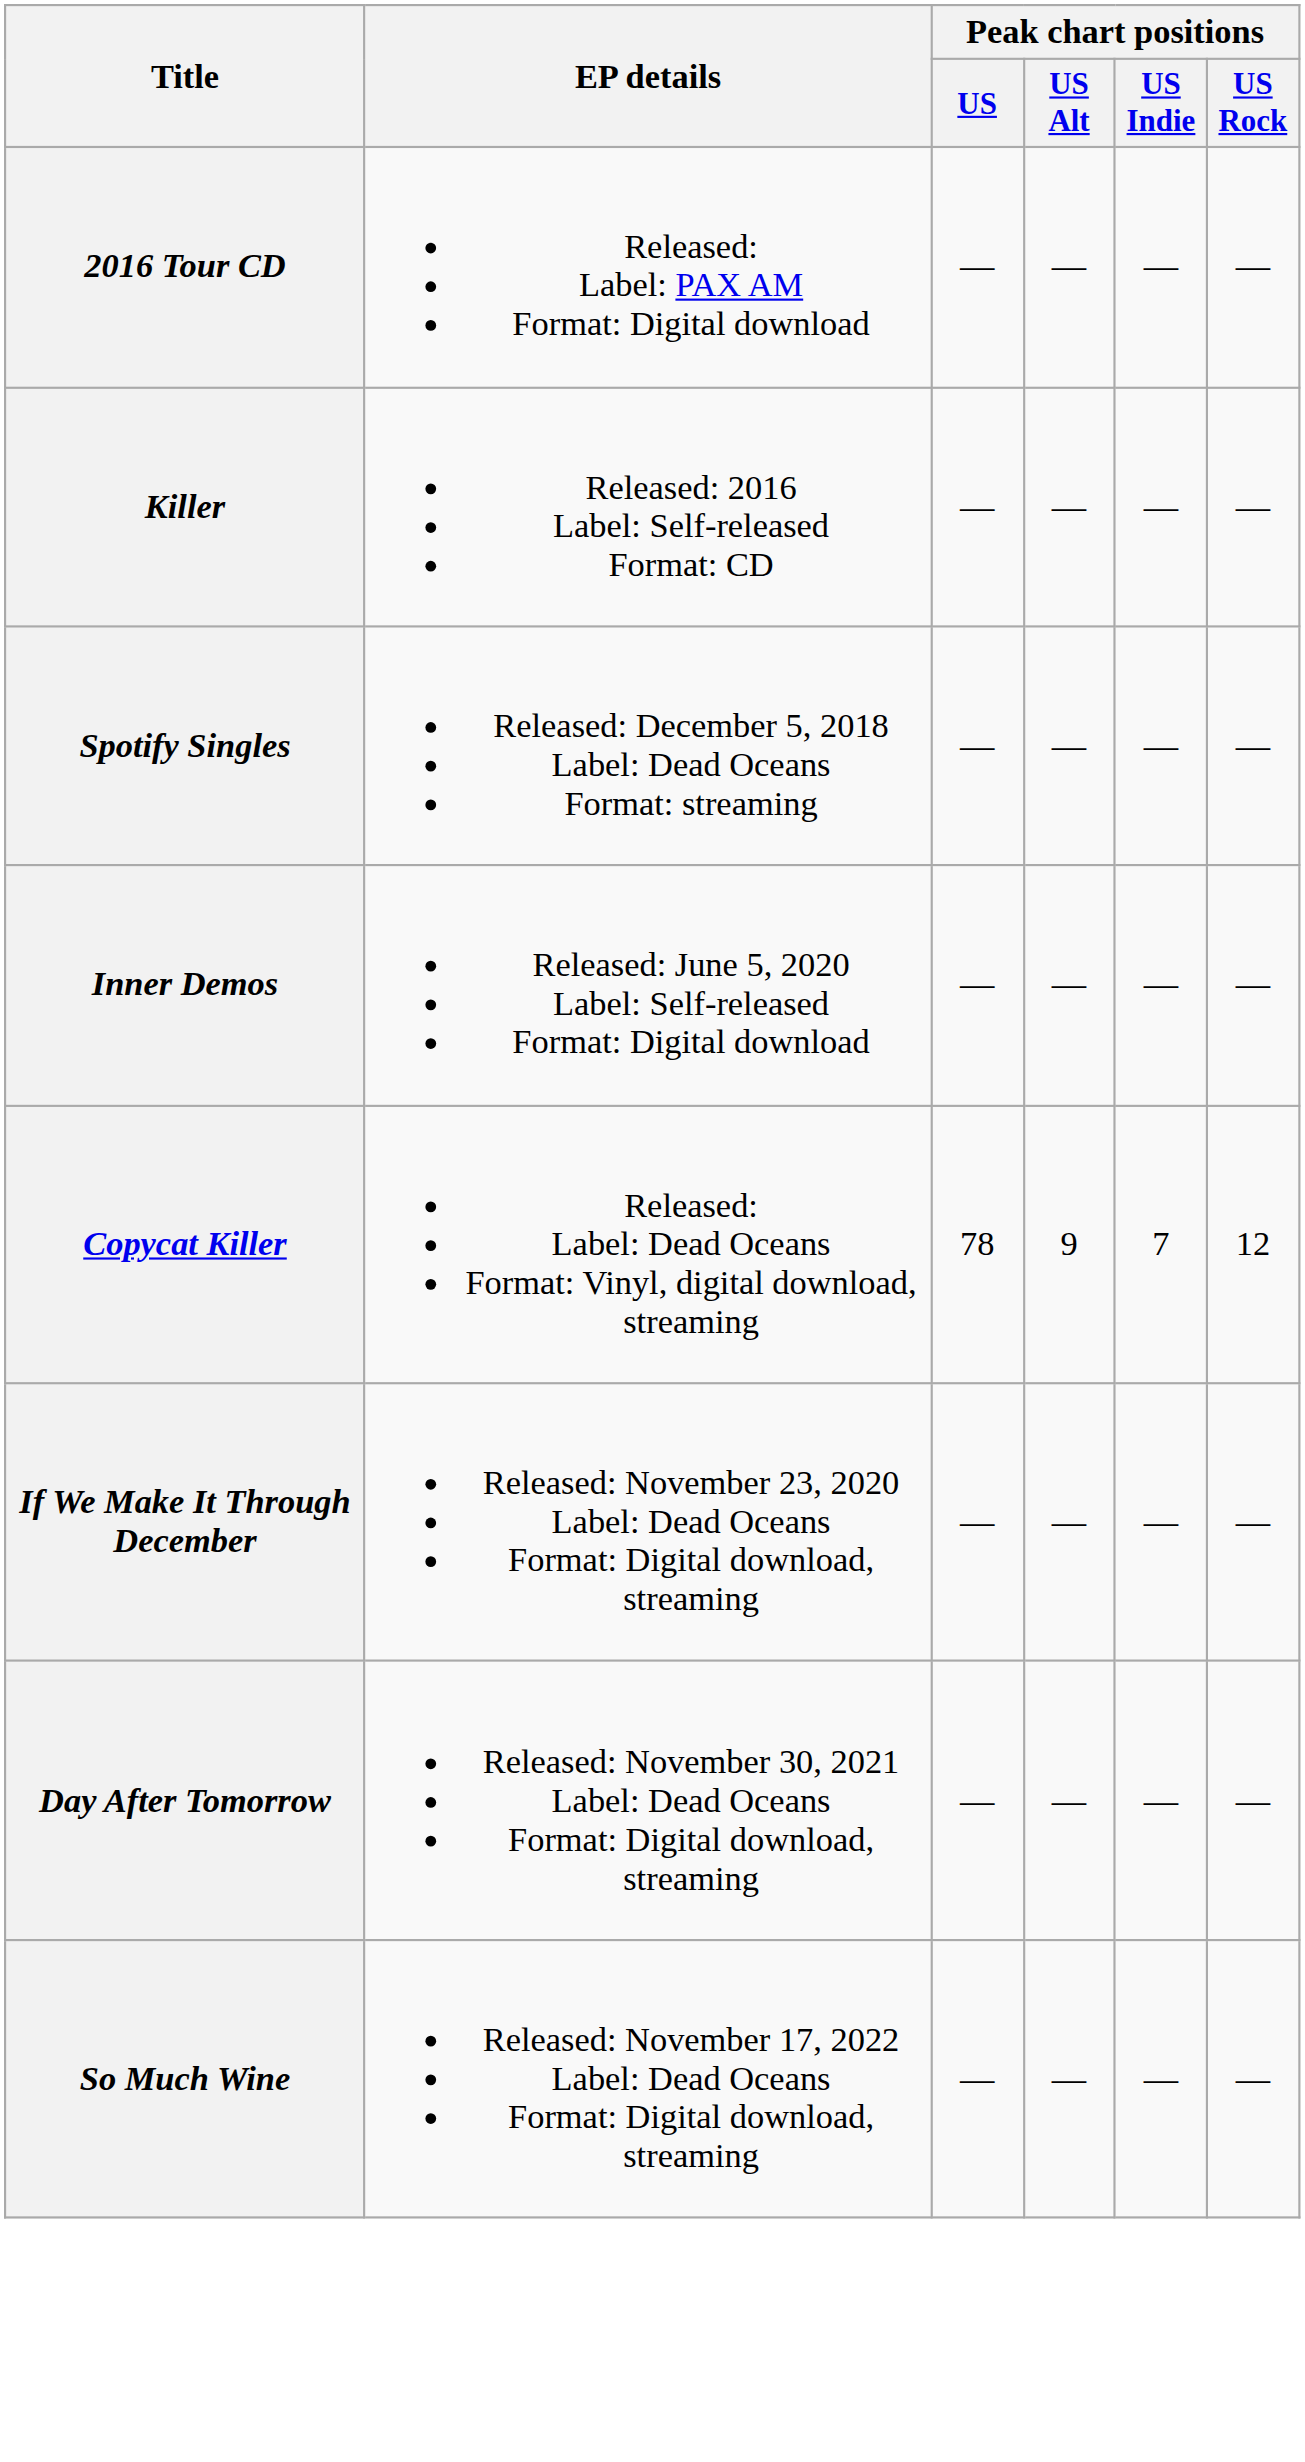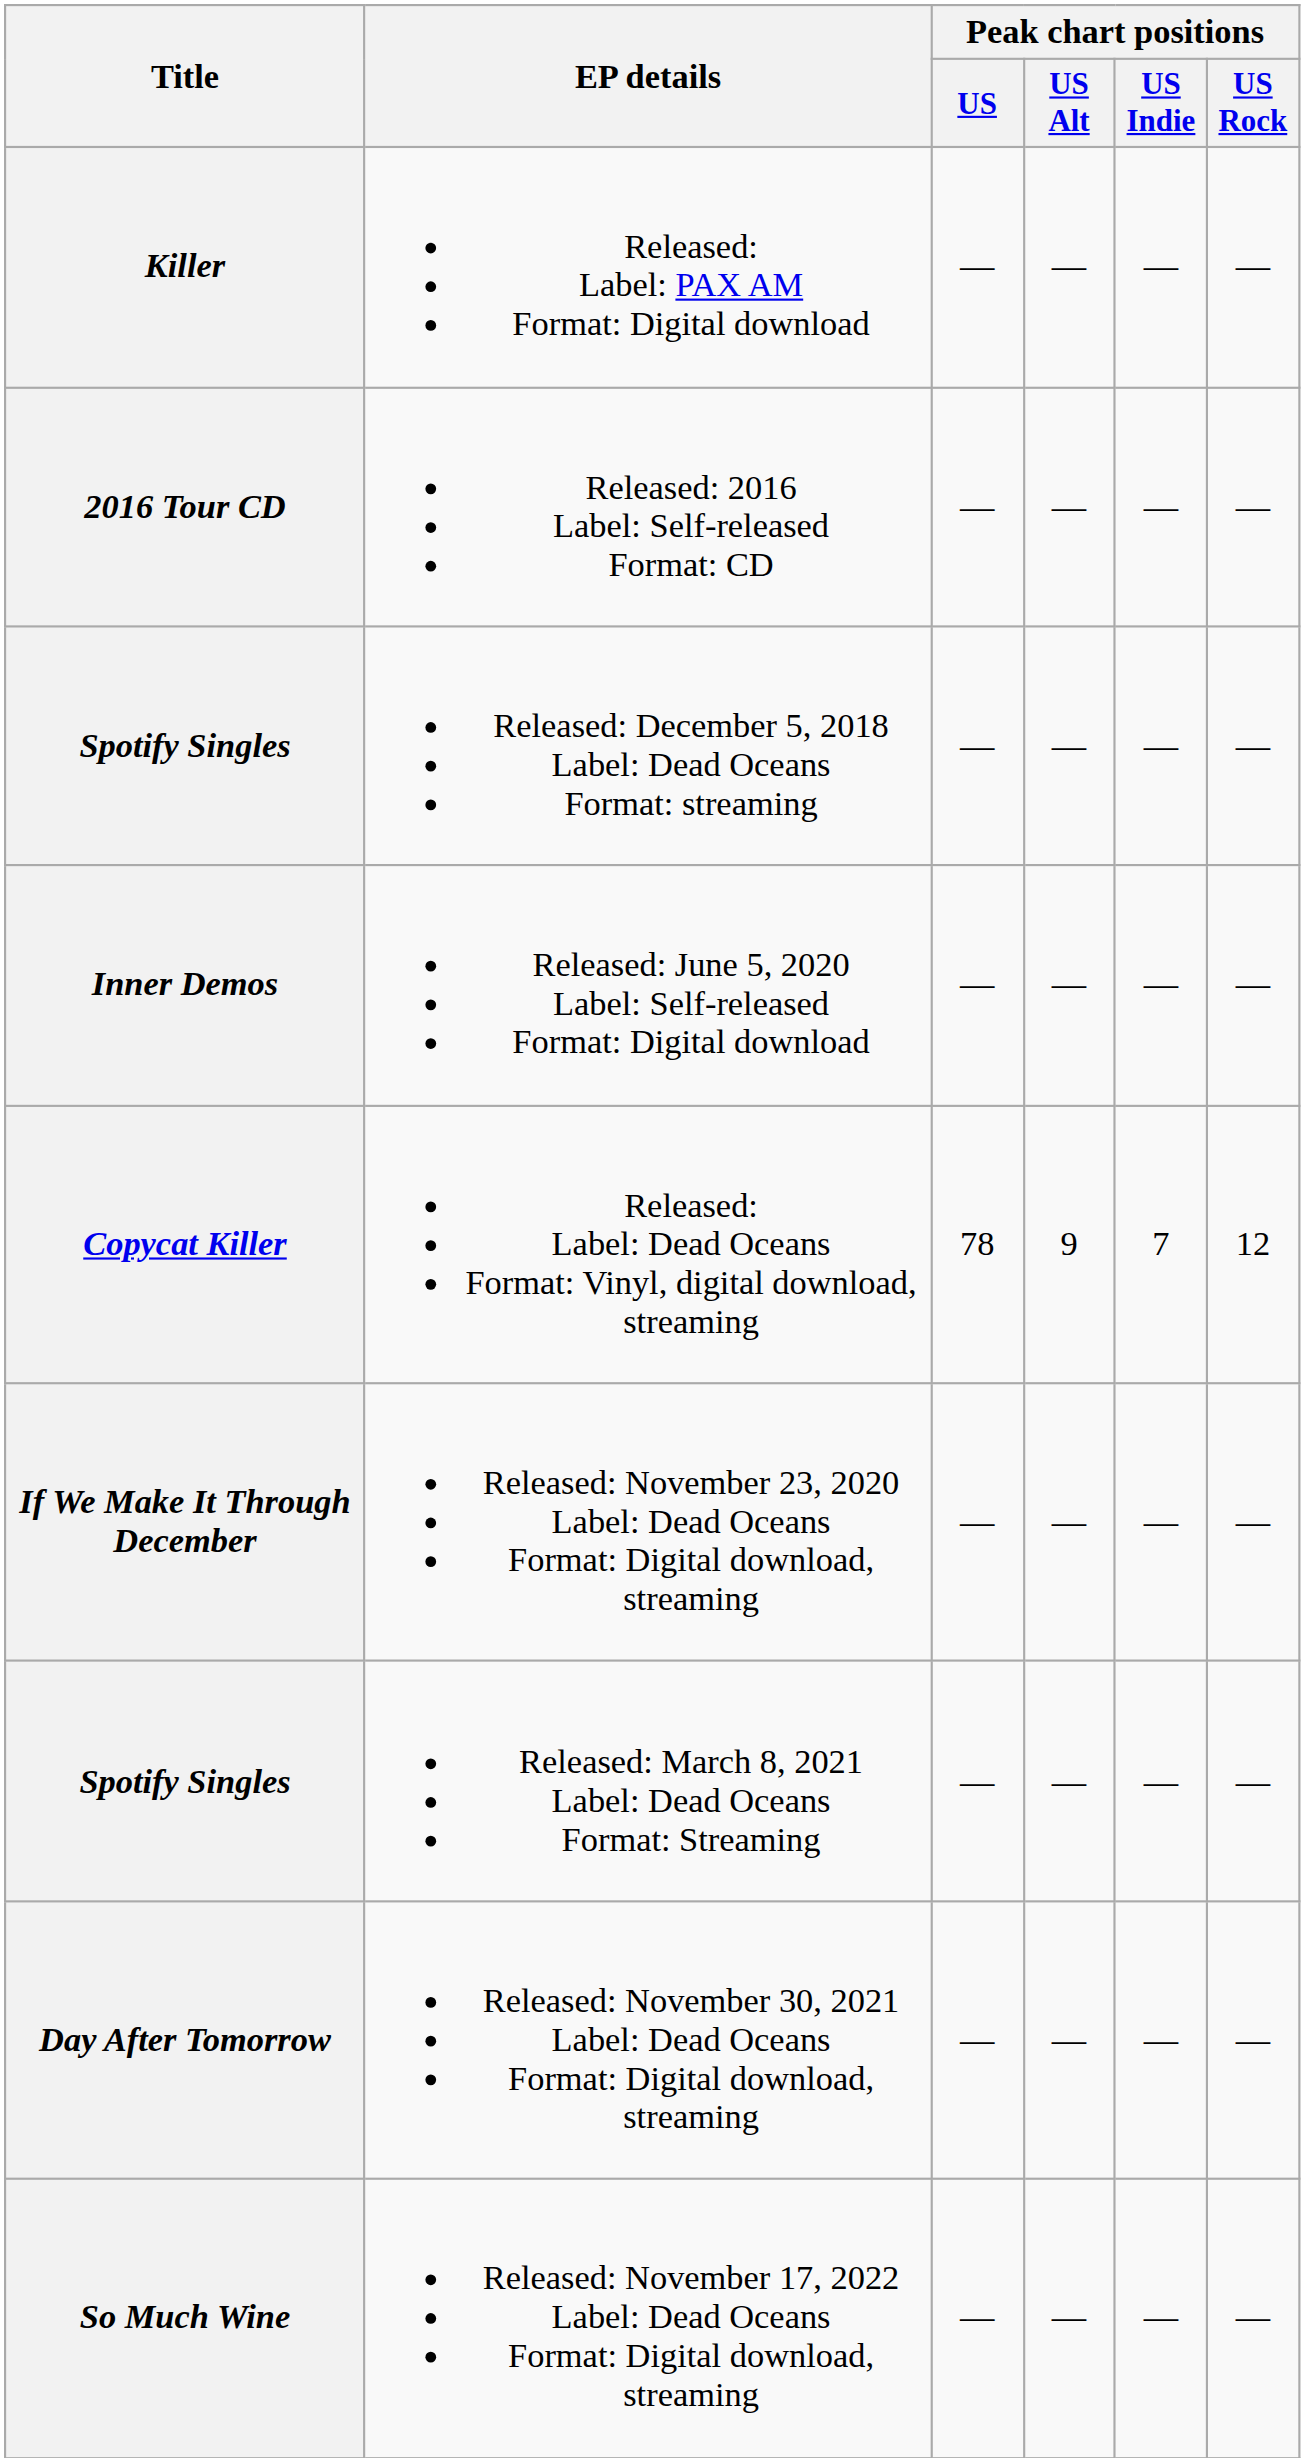(185, 266) 2016 Tour CD -> (185, 266) Killer
(185, 505) Killer -> (185, 505) 2016 Tour CD
+ row: (648, 1800)
